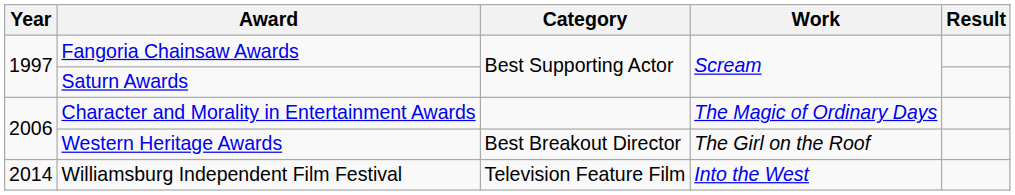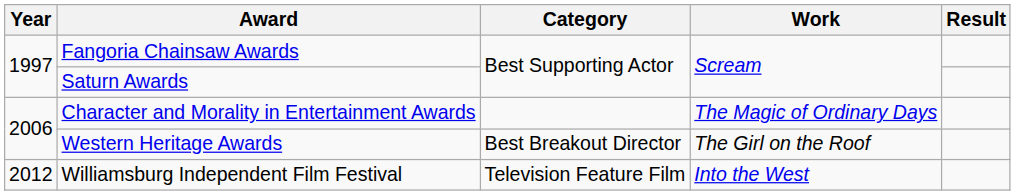(31, 174) 2014 -> (31, 174) 2012
